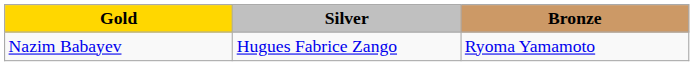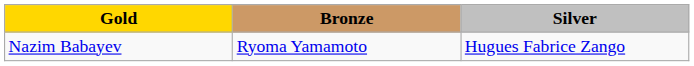columns swapped: (347, 18) <-> (575, 18)
